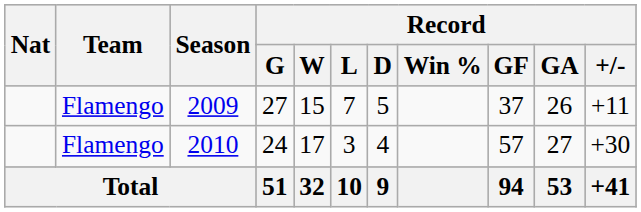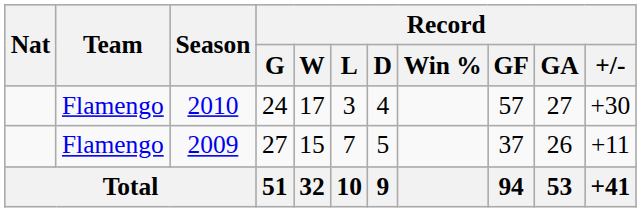rows swapped: (213, 105) <-> (213, 145)
